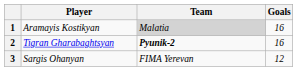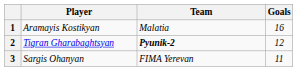(154, 27) lightgrey background -> (154, 27) no background
(279, 43) 16 -> (279, 43) 12
(279, 59) 12 -> (279, 59) 11
